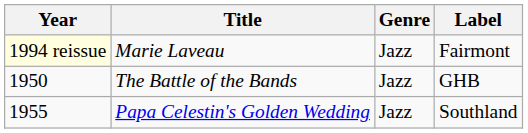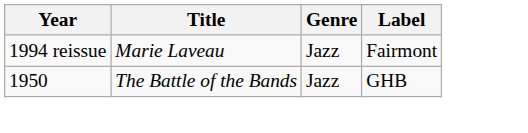(58, 50) lightyellow background -> (58, 50) no background
- row: (243, 111)
